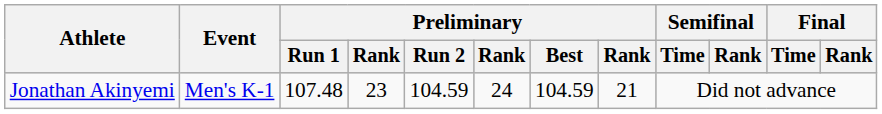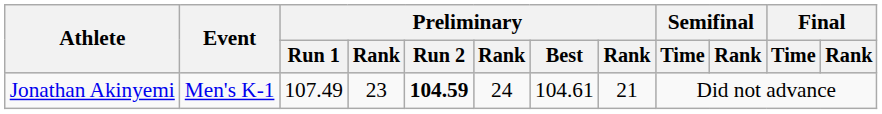(314, 90) 107.48 -> (314, 90) 107.49
(439, 90) normal -> (439, 90) bold
(564, 90) 104.59 -> (564, 90) 104.61
